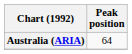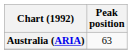(107, 40) 64 -> (107, 40) 63
